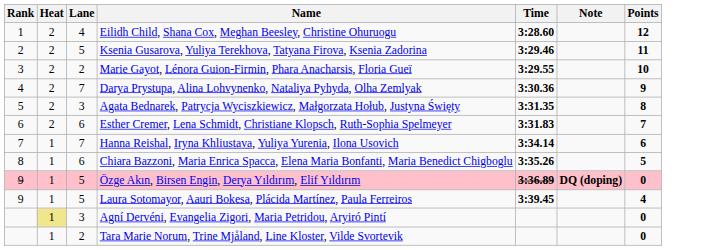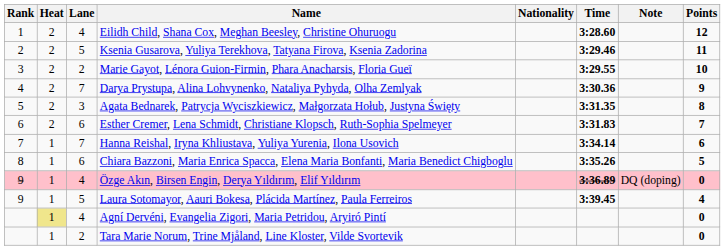+ column: (546, 13)
(82, 180) 5 -> (82, 180) 4
(591, 180) bold -> (651, 180) normal
(82, 217) 3 -> (82, 217) 4
